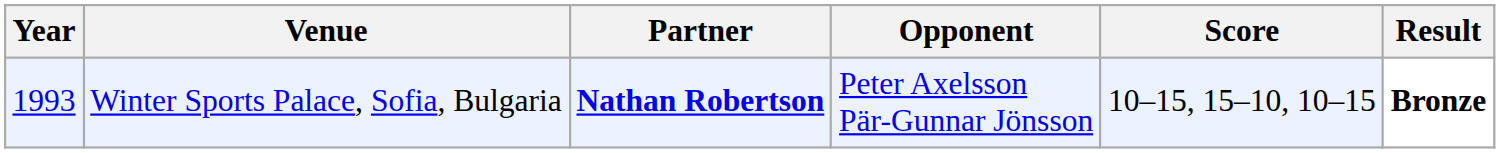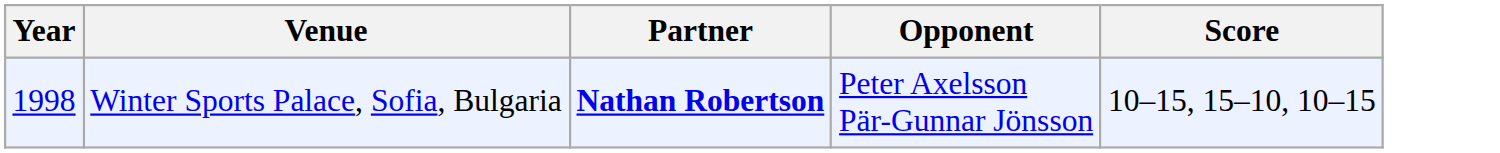- column: (1438, 30)
(44, 101) 1993 -> (44, 101) 1998
